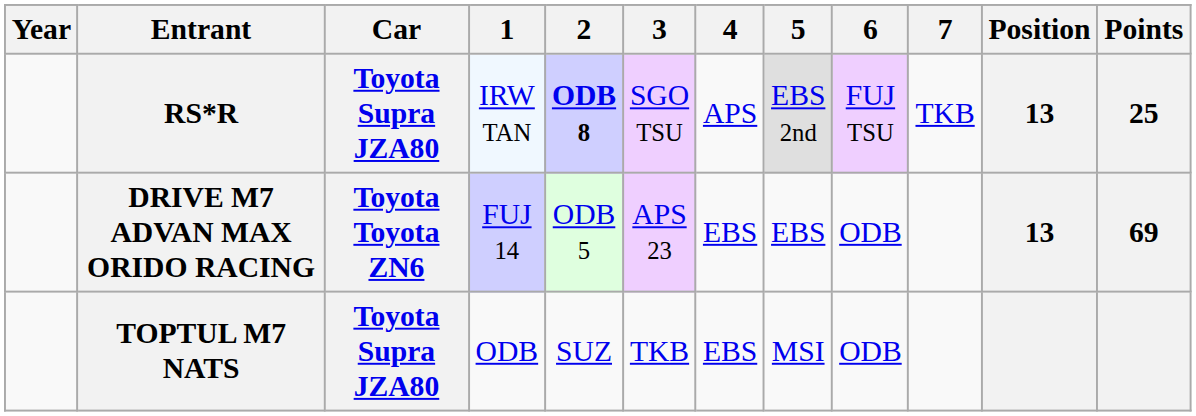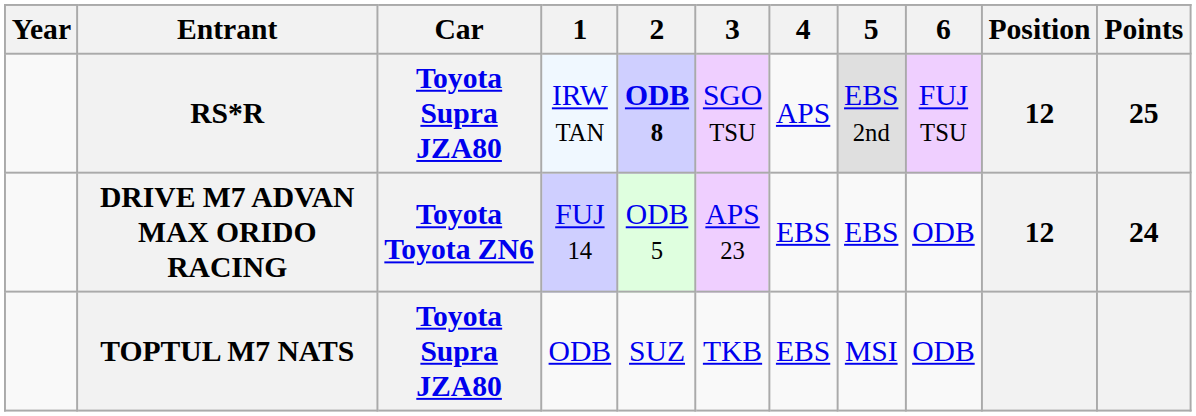- column: (945, 29)
(1039, 113) 13 -> (1039, 113) 12
(1039, 232) 13 -> (1039, 232) 12
(1144, 232) 69 -> (1144, 232) 24
